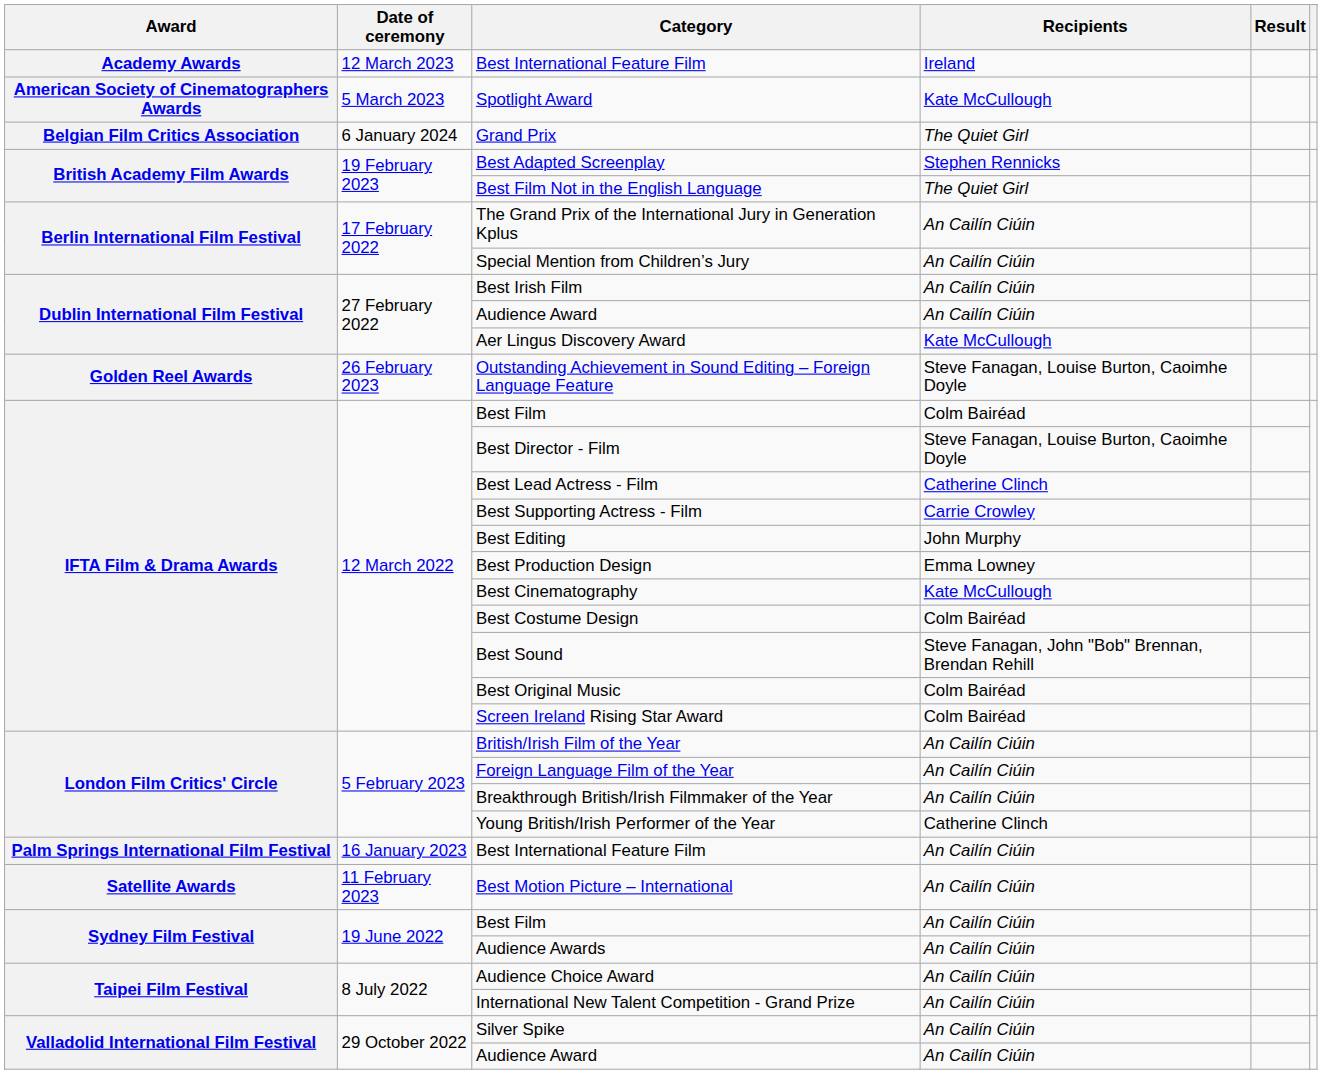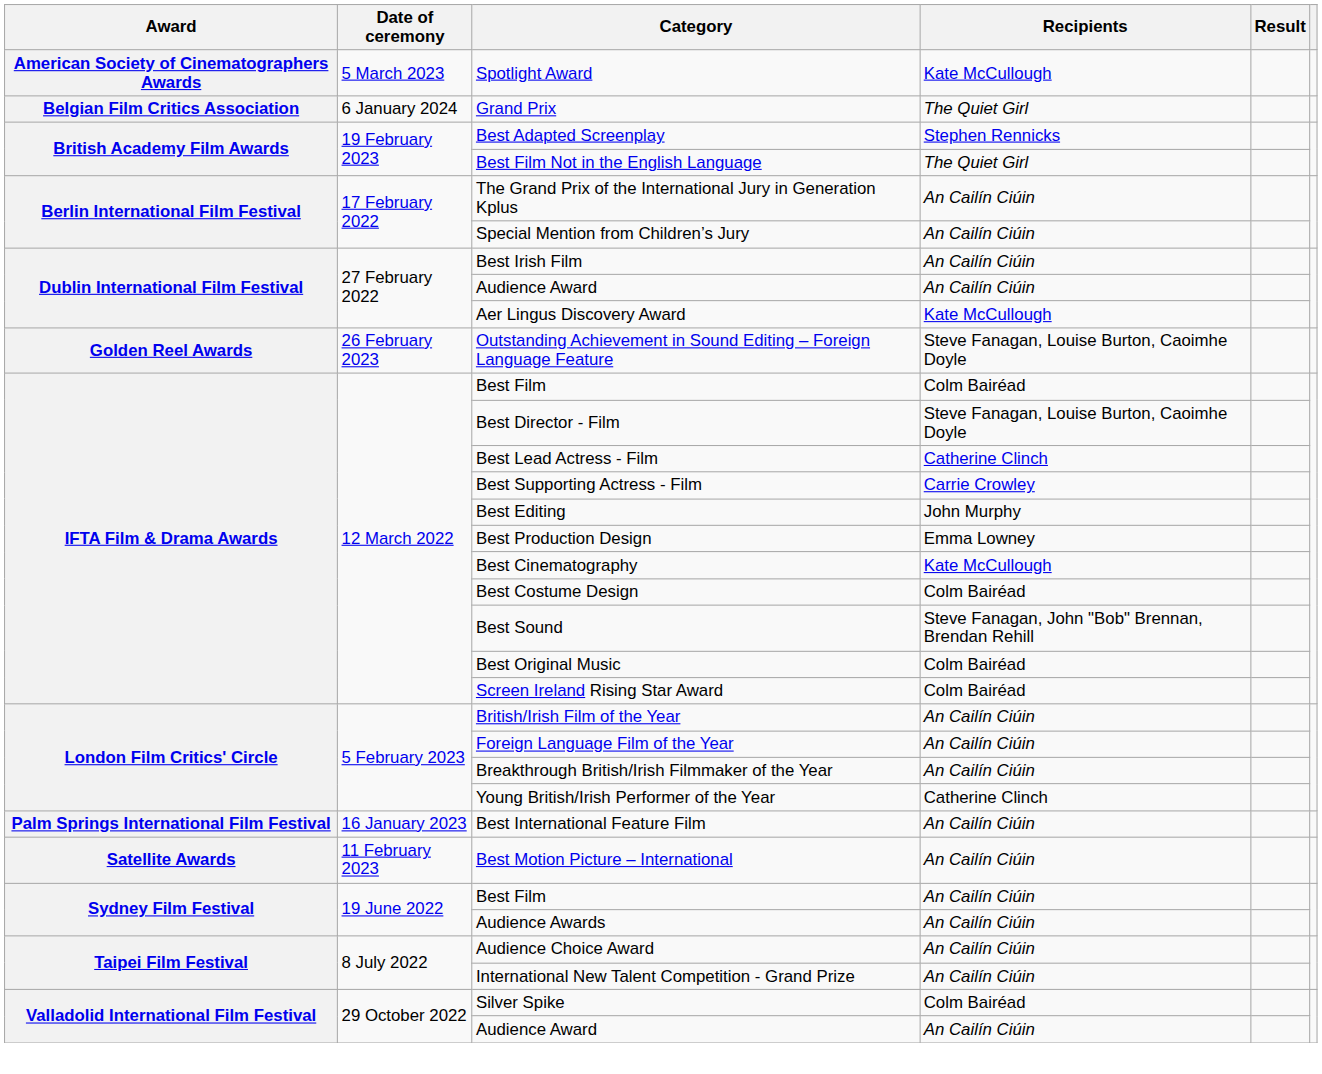- row: (171, 63)
(979, 1029) An Cailín Ciúin -> (975, 1002) Colm Bairéad
